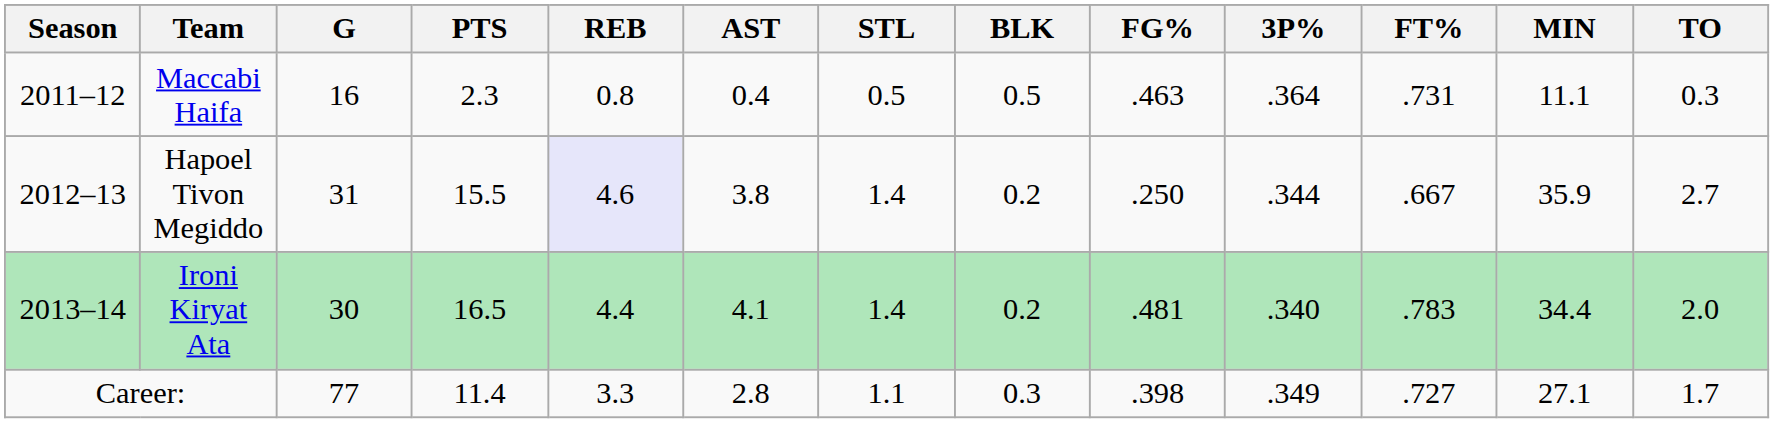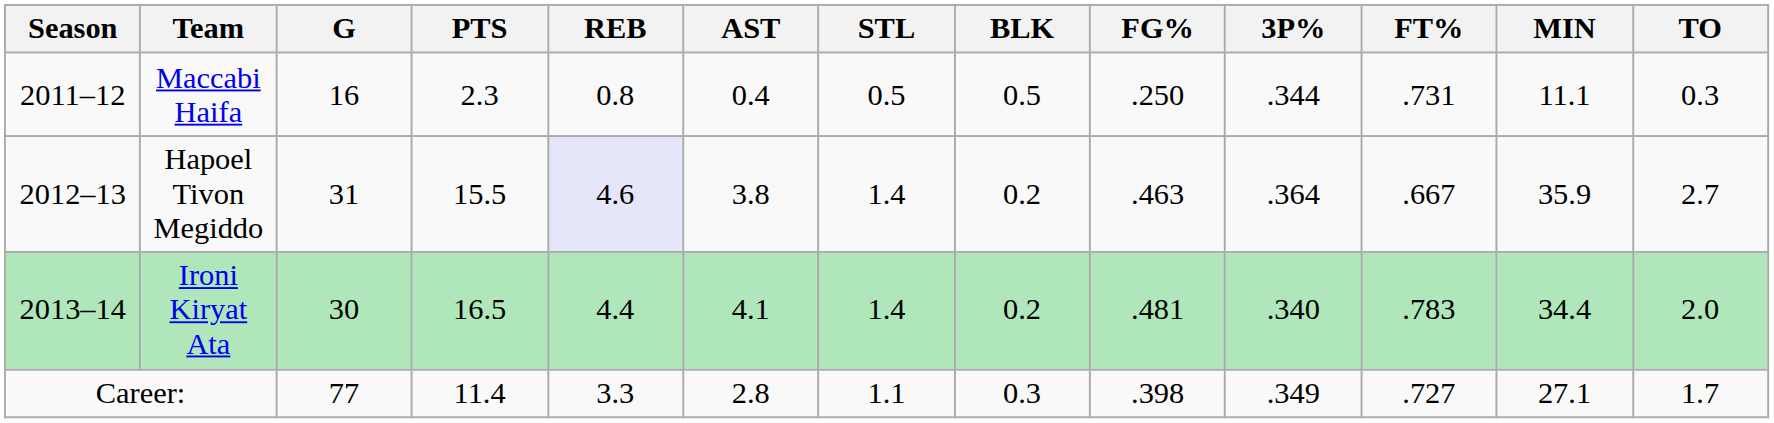(1158, 93) .463 -> (1158, 93) .250
(1293, 93) .364 -> (1293, 93) .344
(1158, 193) .250 -> (1158, 193) .463
(1293, 193) .344 -> (1293, 193) .364
